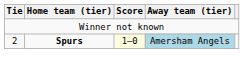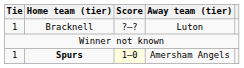+ row: (69, 27)
(15, 41) 2 -> (15, 56) 1
(190, 41) lightblue background -> (190, 56) no background
